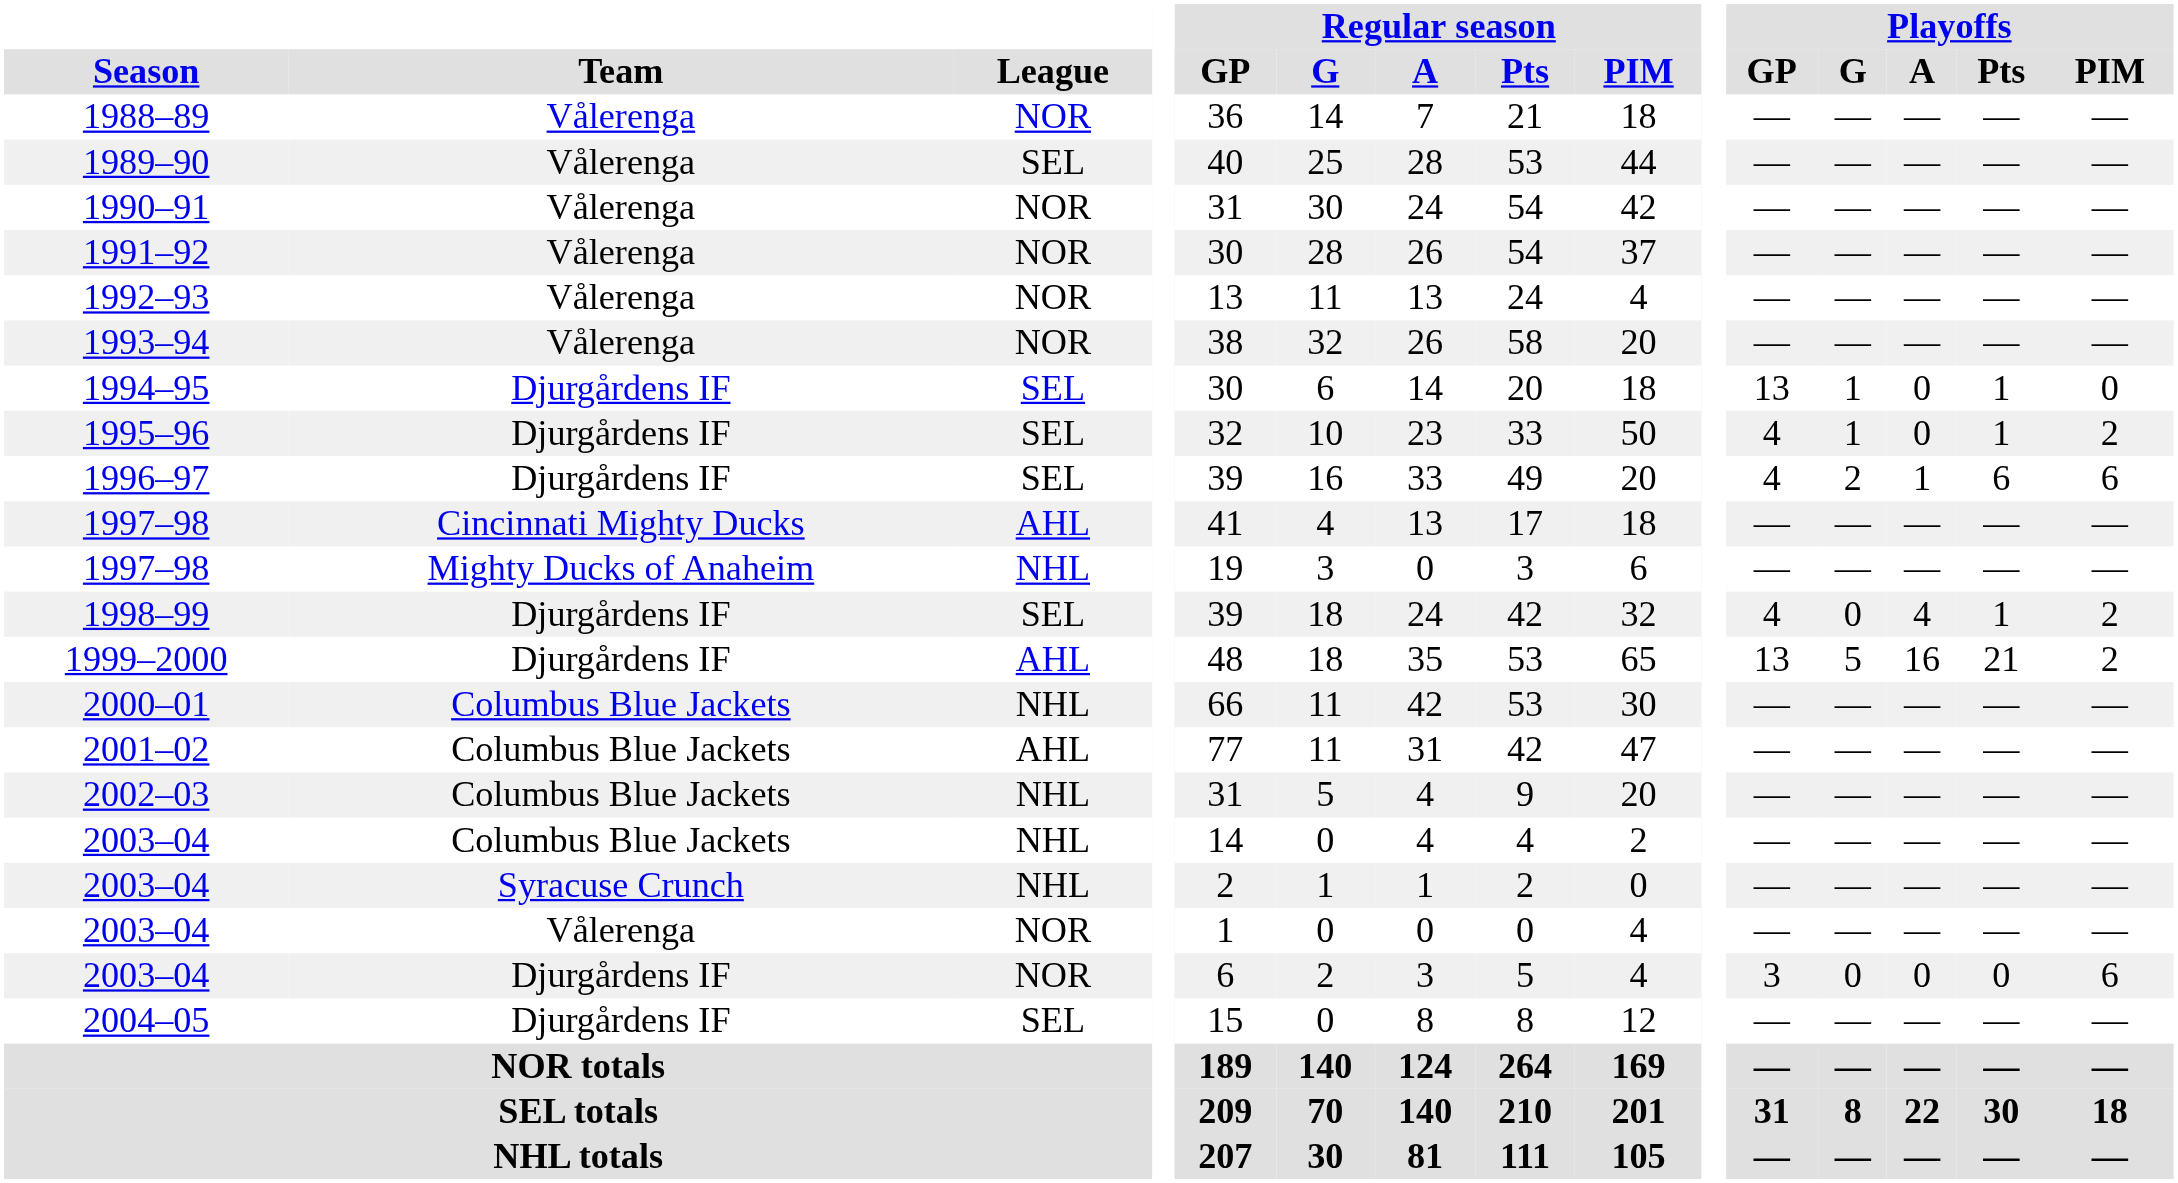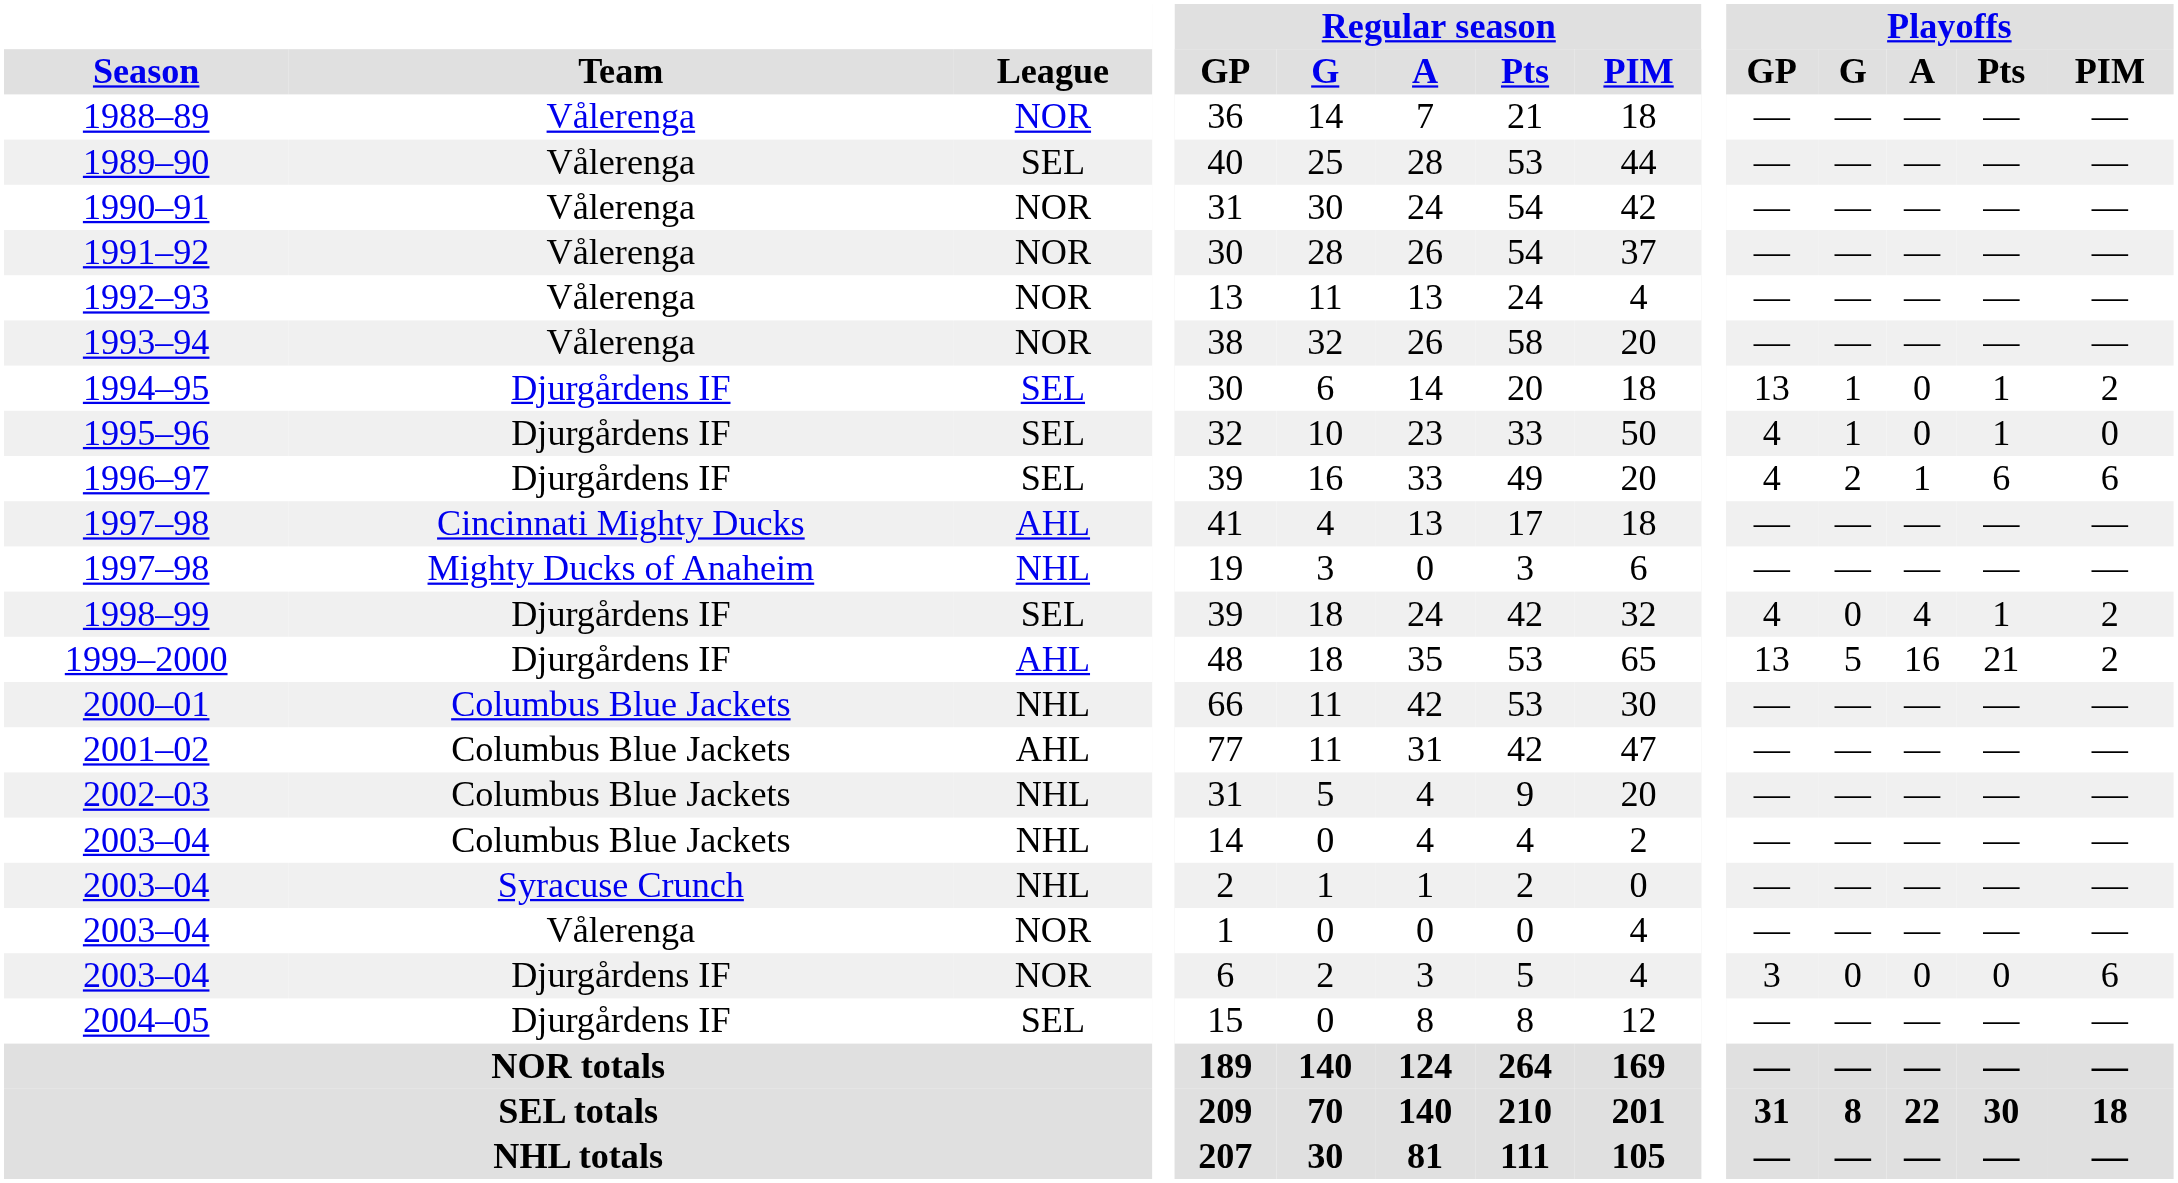(2110, 387) 0 -> (2110, 387) 2
(2110, 432) 2 -> (2110, 432) 0
